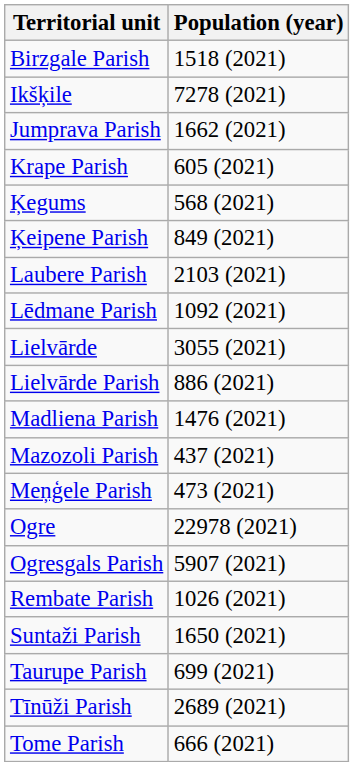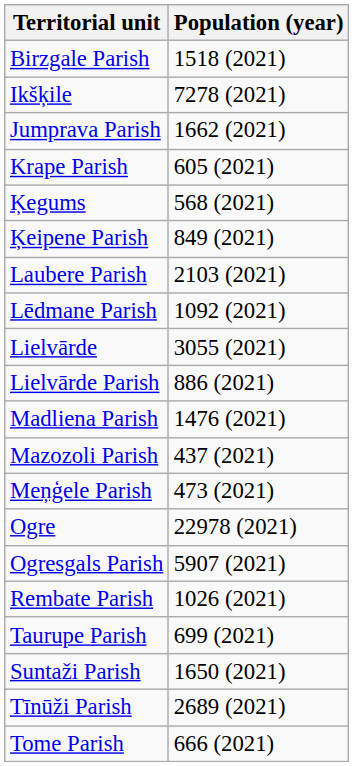rows swapped: (75, 635) <-> (78, 671)
